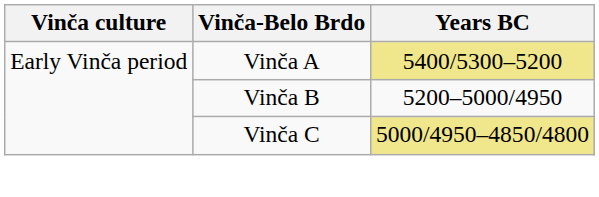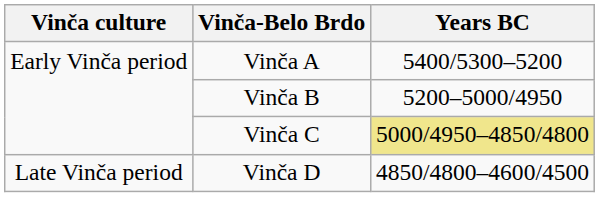(482, 60) khaki background -> (482, 60) no background
+ row: (282, 172)
